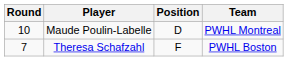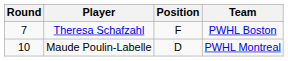rows swapped: (99, 47) <-> (99, 30)
